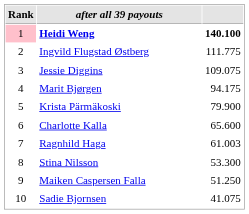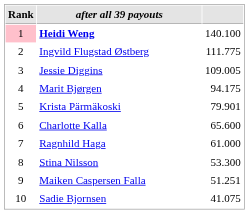(223, 33) bold -> (223, 33) normal
(223, 70) 109.075 -> (223, 70) 109.005
(226, 107) 79.900 -> (226, 107) 79.901
(226, 144) 61.003 -> (226, 144) 61.000
(226, 180) 51.250 -> (226, 180) 51.251
